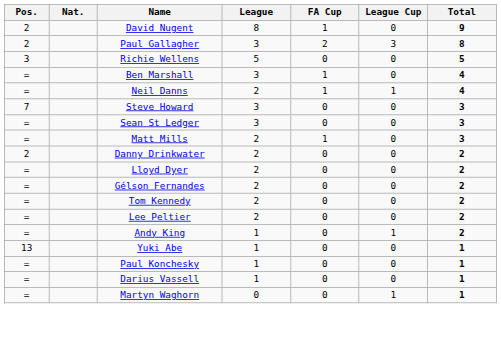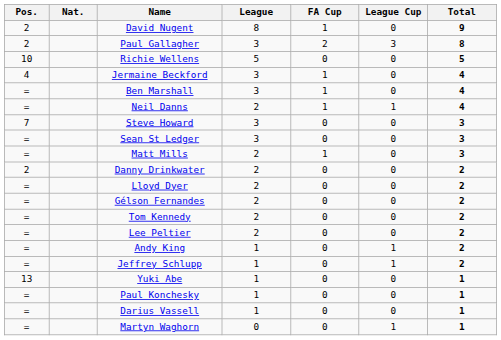(27, 59) 3 -> (27, 59) 10
+ row: (160, 75)
+ row: (160, 264)
